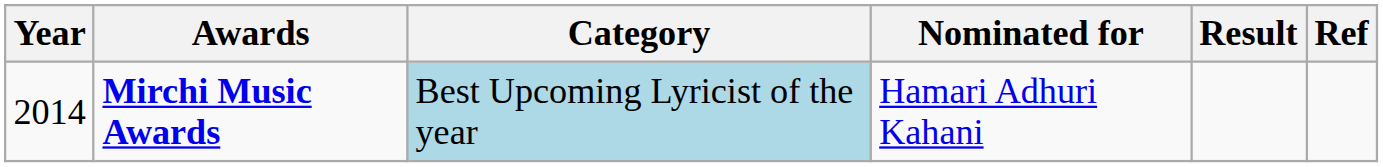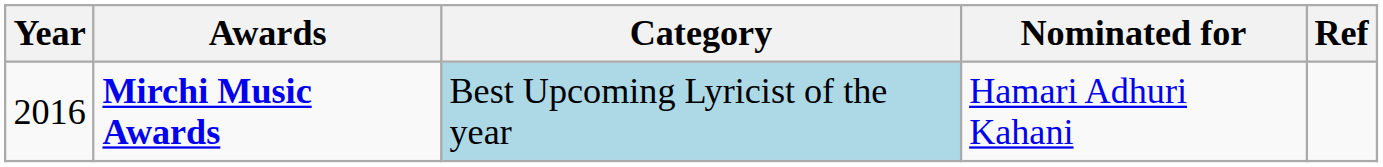- column: (1248, 33)
(50, 110) 2014 -> (50, 110) 2016
